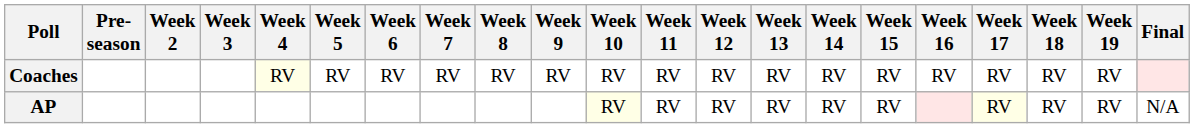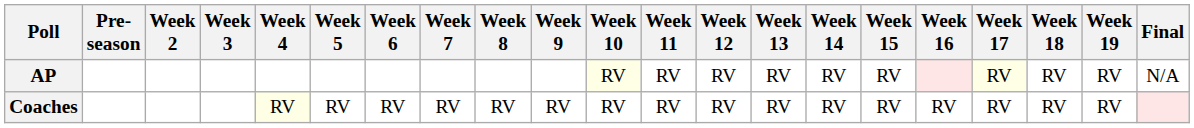rows swapped: (43, 107) <-> (43, 75)
